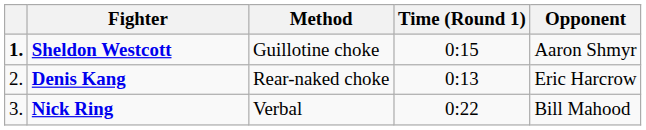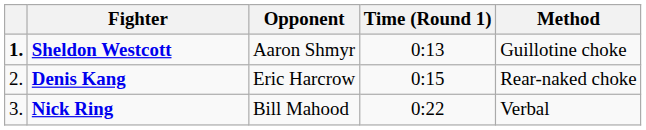columns swapped: (586, 19) <-> (321, 19)
(462, 49) 0:15 -> (428, 49) 0:13
(462, 79) 0:13 -> (428, 79) 0:15
